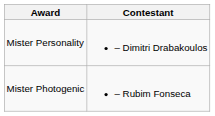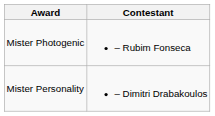rows swapped: (45, 43) <-> (45, 88)
